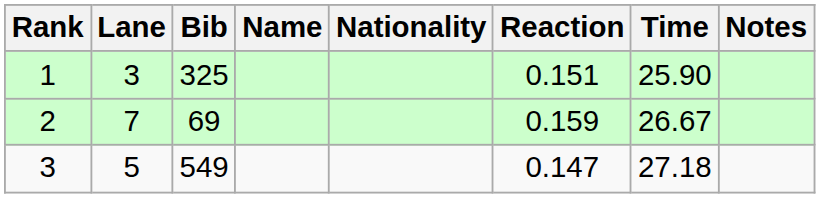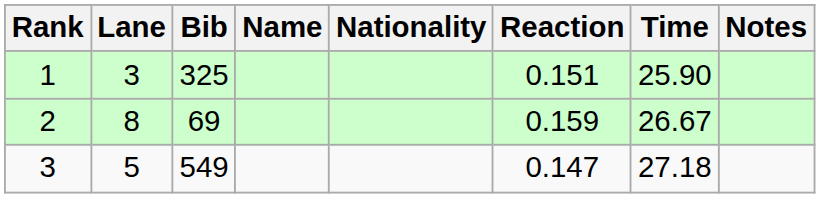(132, 121) 7 -> (132, 121) 8
